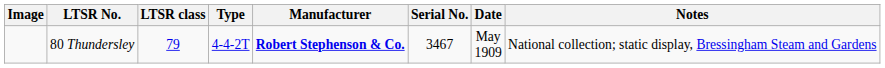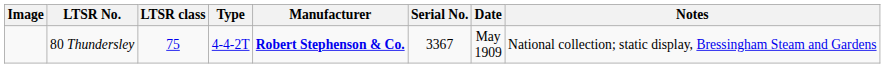(173, 44) 79 -> (173, 44) 75
(440, 44) 3467 -> (440, 44) 3367
